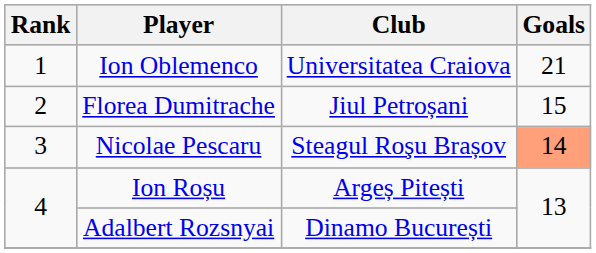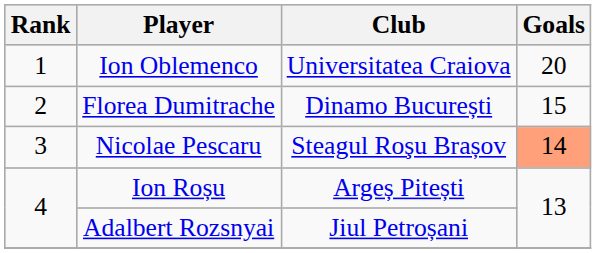(554, 65) 21 -> (554, 65) 20
(399, 106) Jiul Petroșani -> (399, 106) Dinamo București
(399, 227) Dinamo București -> (399, 227) Jiul Petroșani
